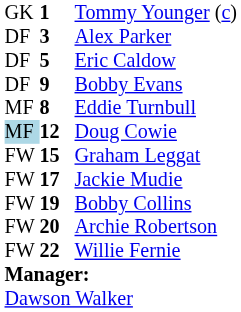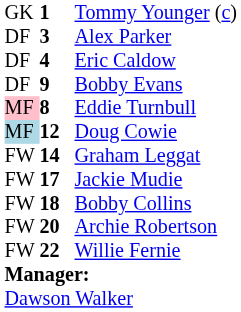(45, 60) 5 -> (45, 60) 4
(19, 107) no background -> (19, 107) pink background
(50, 155) 15 -> (50, 155) 14
(50, 203) 19 -> (50, 203) 18
